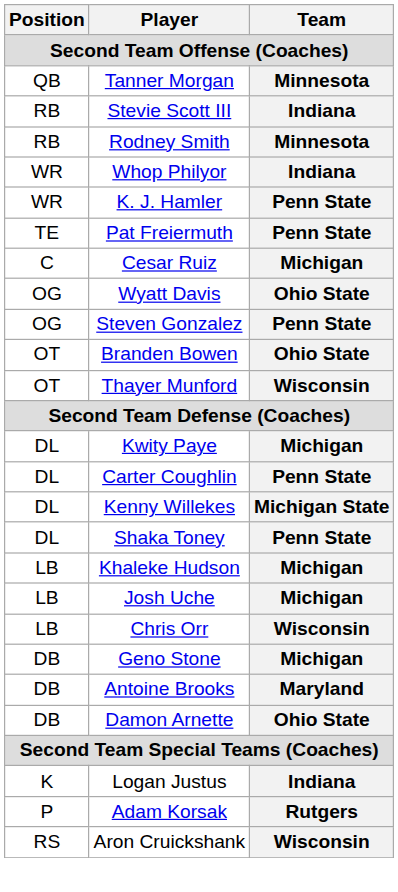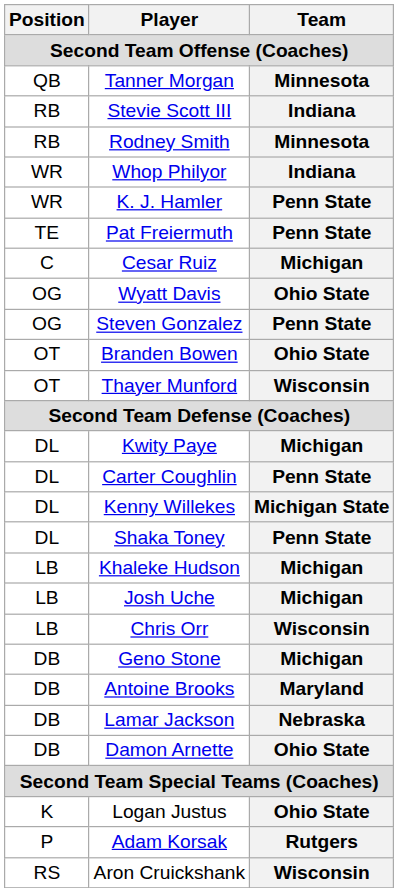+ row: (169, 720)
(322, 780) Indiana -> (322, 811) Ohio State
